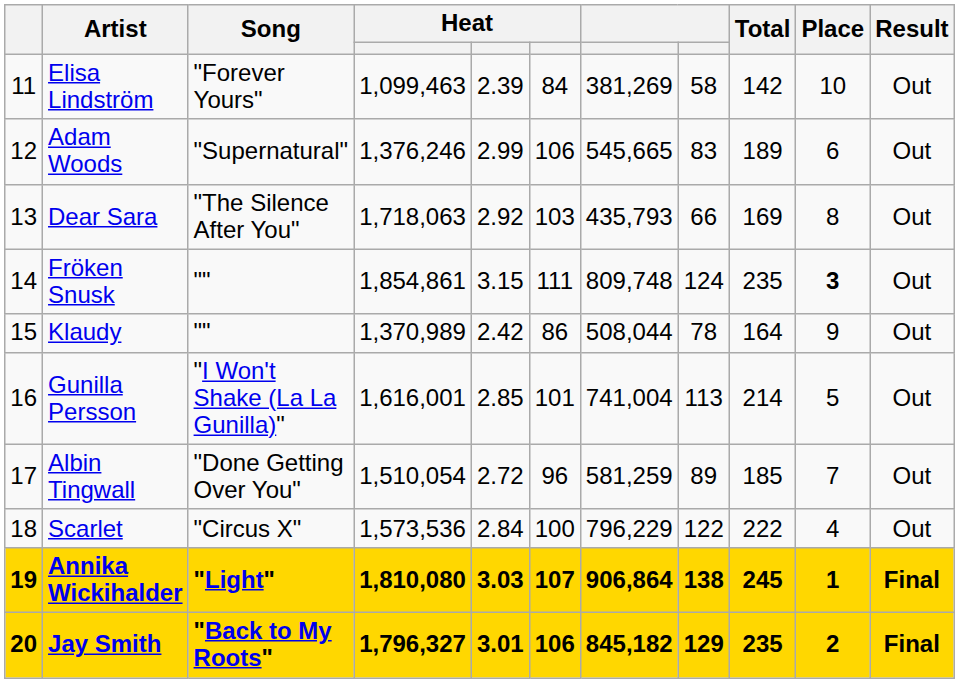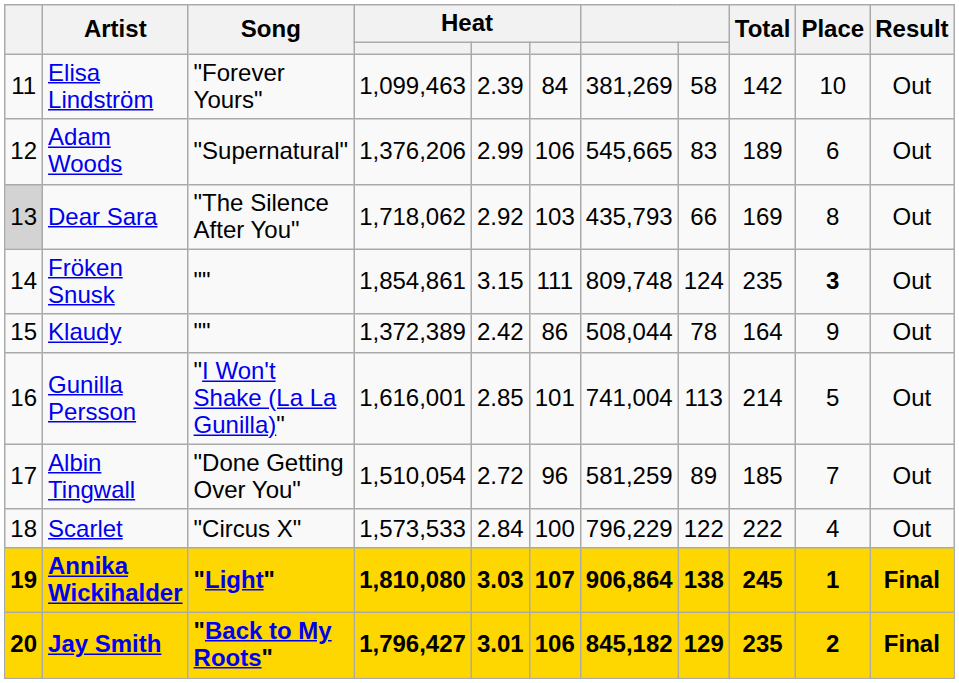(413, 151) 1,376,246 -> (413, 151) 1,376,206
(24, 216) no background -> (24, 216) lightgrey background
(413, 216) 1,718,063 -> (413, 216) 1,718,062
(413, 332) 1,370,989 -> (413, 332) 1,372,389
(413, 528) 1,573,536 -> (413, 528) 1,573,533
(413, 644) 1,796,327 -> (413, 644) 1,796,427
